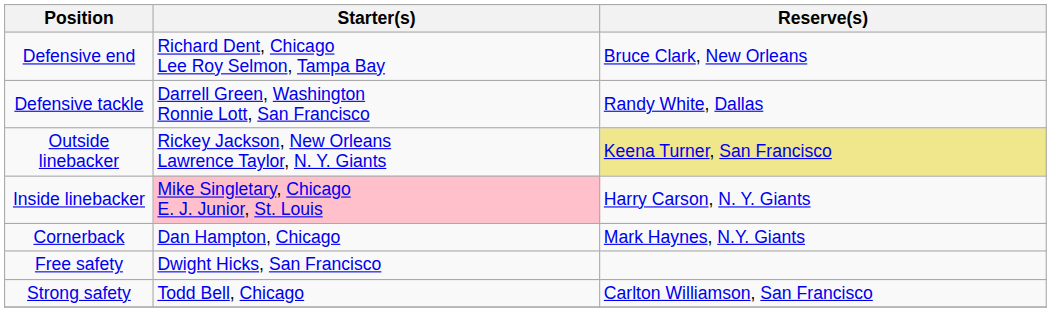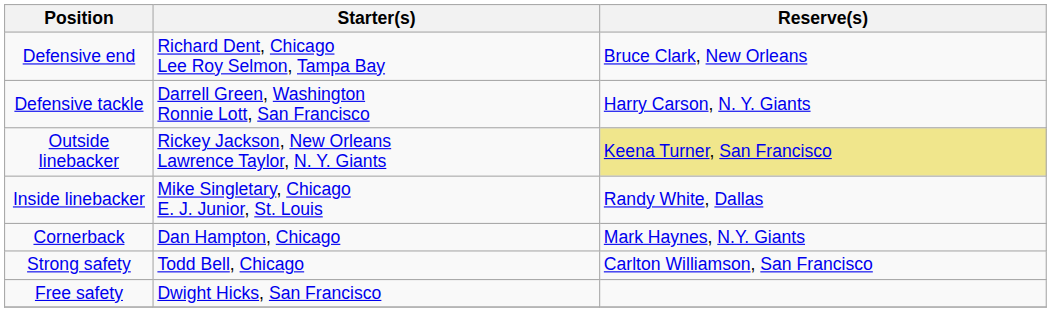(684, 103) Randy White, Dallas -> (707, 103) Harry Carson, N. Y. Giants
(254, 199) pink background -> (254, 199) no background
(707, 199) Harry Carson, N. Y. Giants -> (684, 199) Randy White, Dallas
rows swapped: (79, 265) <-> (79, 293)
